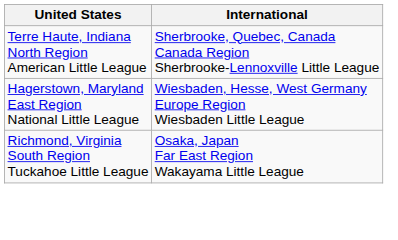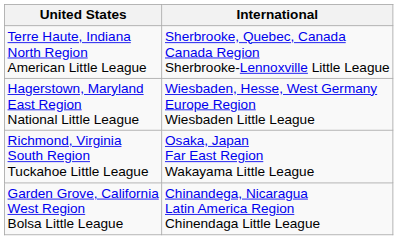+ row: (83, 208)
